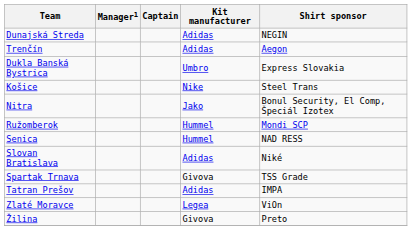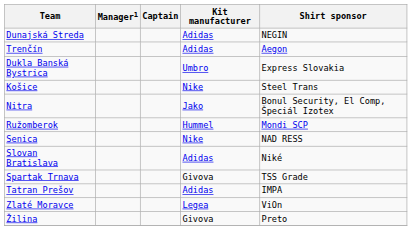(198, 139) Hummel -> (193, 139) Nike
